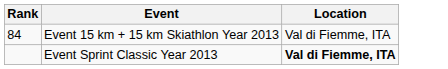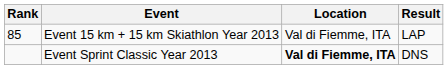+ column: (421, 14)
(14, 34) 84 -> (14, 34) 85
